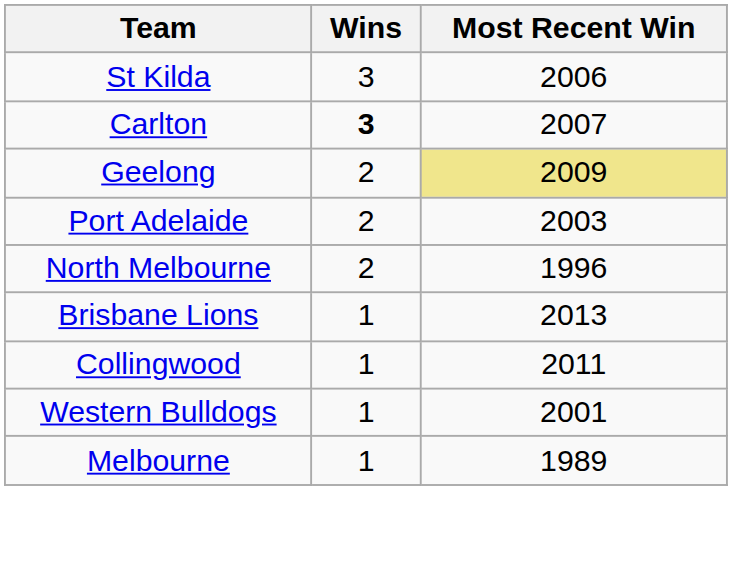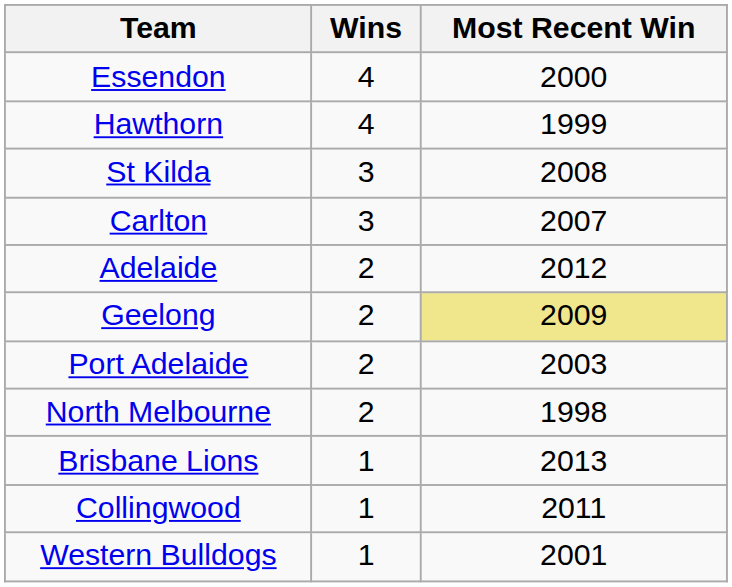+ row: (158, 76)
+ row: (158, 124)
(574, 76) 2006 -> (574, 172) 2008
(366, 124) bold -> (366, 220) normal
+ row: (158, 268)
(574, 268) 1996 -> (574, 412) 1998
- row: (158, 460)
